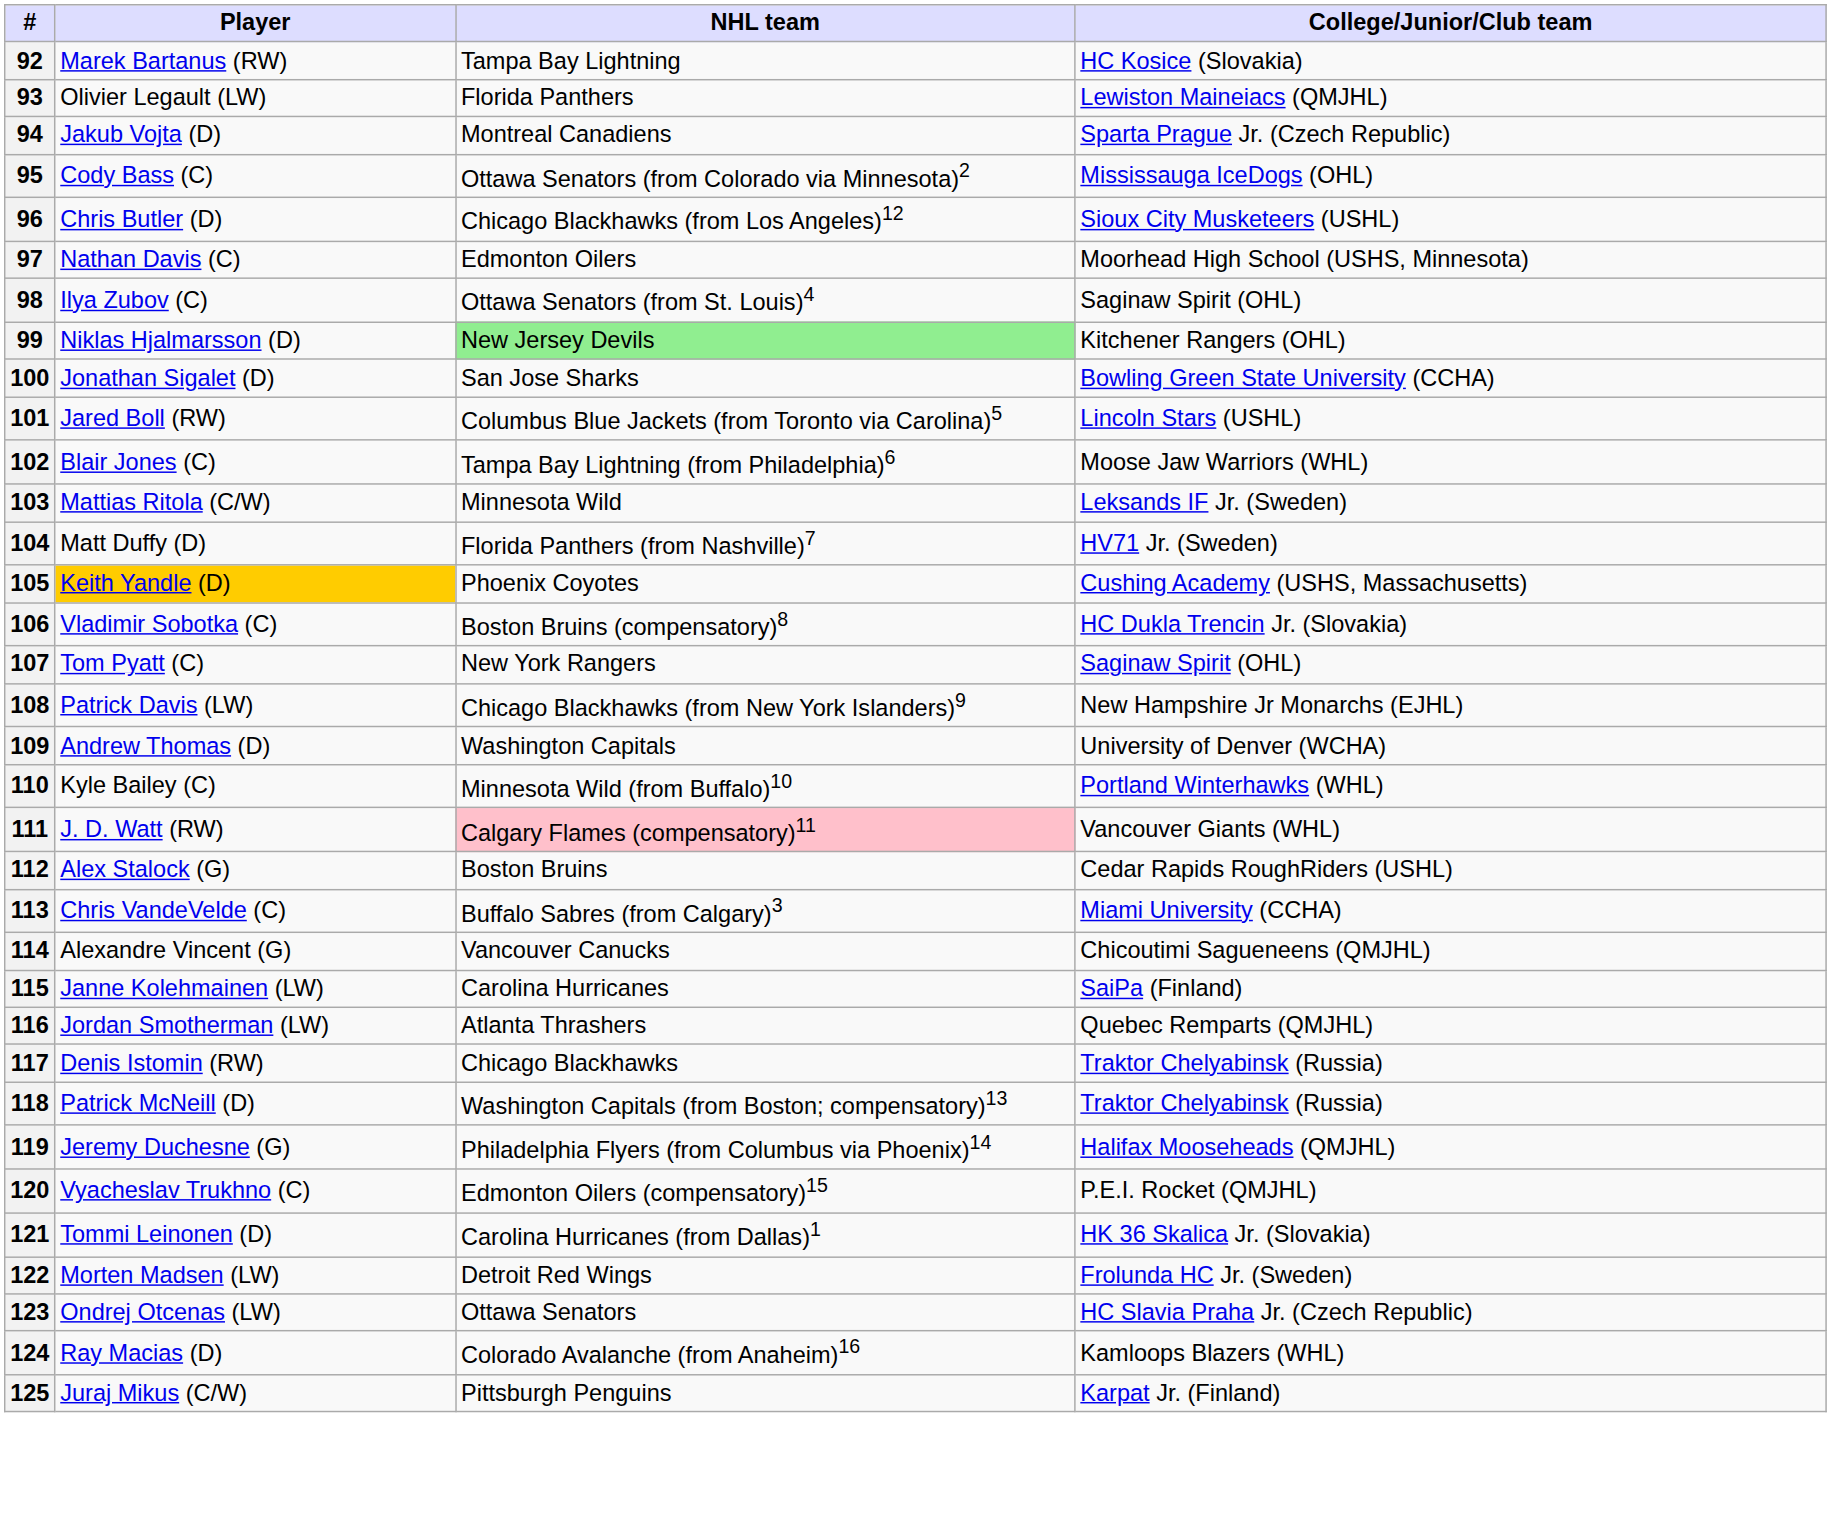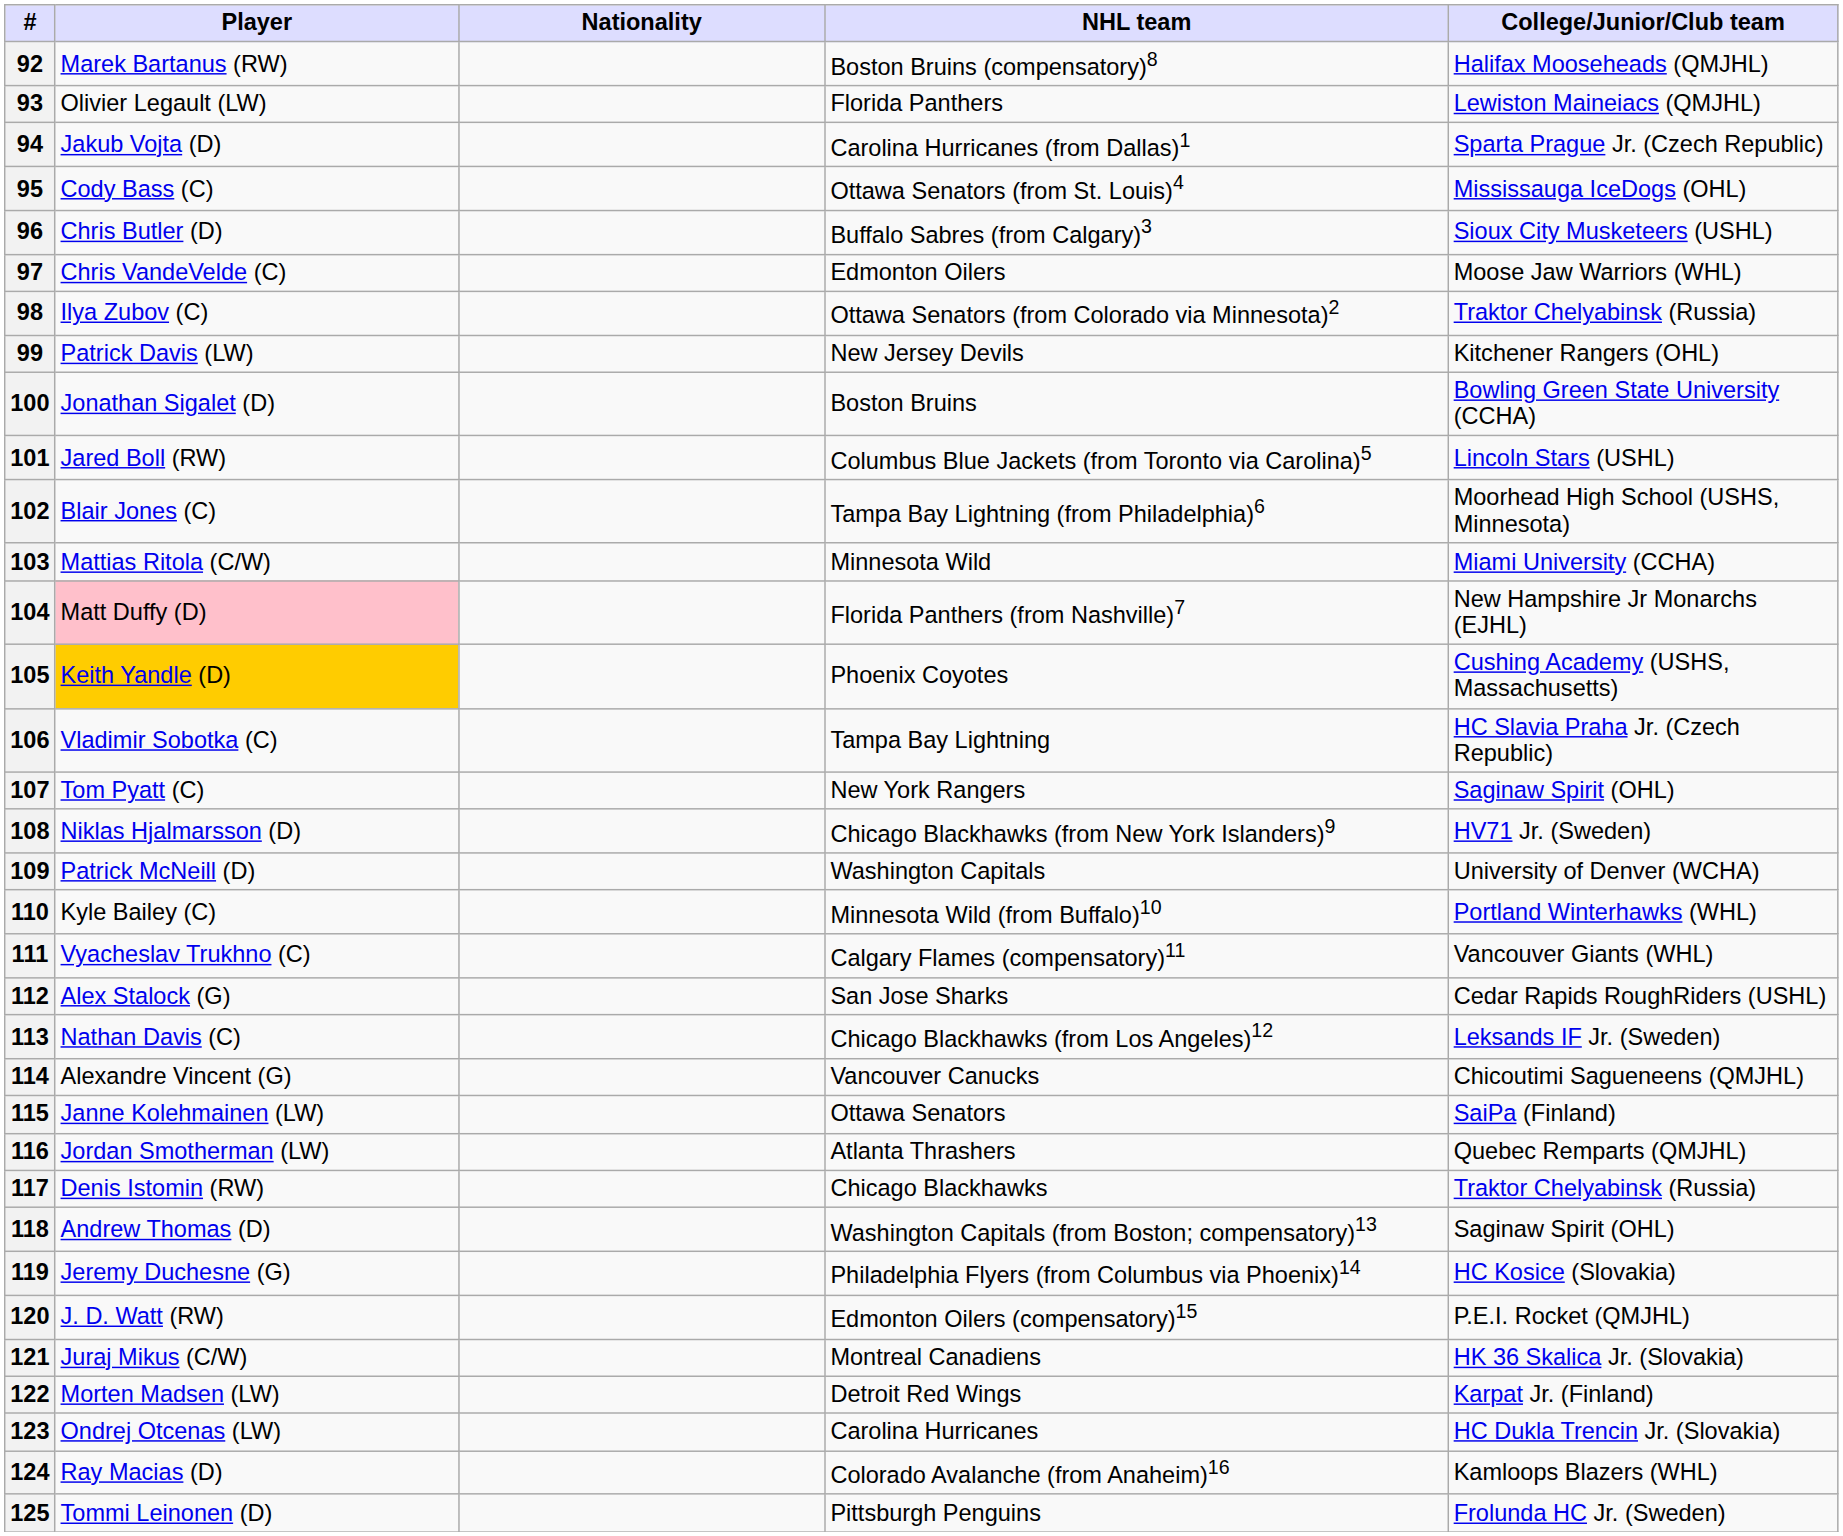+ column: (642, 23)
(571, 60) Tampa Bay Lightning -> (994, 63) Boston Bruins (compensatory)8
(1191, 60) HC Kosice (Slovakia) -> (1611, 63) Halifax Mooseheads (QMJHL)
(566, 135) Montreal Canadiens -> (1010, 144) Carolina Hurricanes (from Dallas)1
(715, 175) Ottawa Senators (from Colorado via Minnesota)2 -> (1007, 188) Ottawa Senators (from St. Louis)4
(682, 219) Chicago Blackhawks (from Los Angeles)12 -> (991, 231) Buffalo Sabres (from Calgary)3
(150, 259) Nathan Davis (C) -> (173, 272) Chris VandeVelde (C)
(1305, 259) Moorhead High School (USHS, Minnesota) -> (1598, 272) Moose Jaw Warriors (WHL)
(638, 300) Ottawa Senators (from St. Louis)4 -> (1085, 312) Ottawa Senators (from Colorado via Minnesota)2
(1191, 300) Saginaw Spirit (OHL) -> (1605, 312) Traktor Chelyabinsk (Russia)
(180, 340) Niklas Hjalmarsson (D) -> (157, 353) Patrick Davis (LW)
(558, 340) lightgreen background -> (927, 353) no background
(550, 377) San Jose Sharks -> (904, 403) Boston Bruins
(1224, 462) Moose Jaw Warriors (WHL) -> (1616, 511) Moorhead High School (USHS, Minnesota)
(1214, 502) Leksands IF Jr. (Sweden) -> (1584, 561) Miami University (CCHA)
(133, 543) no background -> (134, 612) pink background
(1179, 543) HV71 Jr. (Sweden) -> (1605, 612) New Hampshire Jr Monarchs (EJHL)
(625, 624) Boston Bruins (compensatory)8 -> (940, 739) Tampa Bay Lightning
(1244, 624) HC Dukla Trencin Jr. (Slovakia) -> (1597, 739) HC Slavia Praha Jr. (Czech Republic)
(157, 704) Patrick Davis (LW) -> (181, 830) Niklas Hjalmarsson (D)
(1272, 704) New Hampshire Jr Monarchs (EJHL) -> (1552, 830) HV71 Jr. (Sweden)
(165, 745) Andrew Thomas (D) -> (158, 871) Patrick McNeill (D)
(142, 829) J. D. Watt (RW) -> (186, 955) Vyacheslav Trukhno (C)
(638, 829) pink background -> (1008, 955) no background
(534, 870) Boston Bruins -> (919, 996) San Jose Sharks
(173, 910) Chris VandeVelde (C) -> (151, 1036) Nathan Davis (C)
(622, 910) Buffalo Sabres (from Calgary)3 -> (1052, 1036) Chicago Blackhawks (from Los Angeles)12
(1211, 910) Miami University (CCHA) -> (1587, 1036) Leksands IF Jr. (Sweden)
(565, 988) Carolina Hurricanes -> (918, 1114) Ottawa Senators
(158, 1103) Patrick McNeill (D) -> (166, 1229) Andrew Thomas (D)
(1232, 1103) Traktor Chelyabinsk (Russia) -> (1564, 1229) Saginaw Spirit (OHL)
(1238, 1147) Halifax Mooseheads (QMJHL) -> (1565, 1273) HC Kosice (Slovakia)
(185, 1190) Vyacheslav Trukhno (C) -> (142, 1316) J. D. Watt (RW)
(166, 1234) Tommi Leinonen (D) -> (154, 1357) Juraj Mikus (C/W)
(641, 1234) Carolina Hurricanes (from Dallas)1 -> (936, 1357) Montreal Canadiens
(1216, 1274) Frolunda HC Jr. (Sweden) -> (1554, 1394) Karpat Jr. (Finland)
(549, 1312) Ottawa Senators -> (934, 1431) Carolina Hurricanes
(1276, 1312) HC Slavia Praha Jr. (Czech Republic) -> (1617, 1431) HC Dukla Trencin Jr. (Slovakia)
(154, 1393) Juraj Mikus (C/W) -> (166, 1512) Tommi Leinonen (D)
(1180, 1393) Karpat Jr. (Finland) -> (1590, 1512) Frolunda HC Jr. (Sweden)
